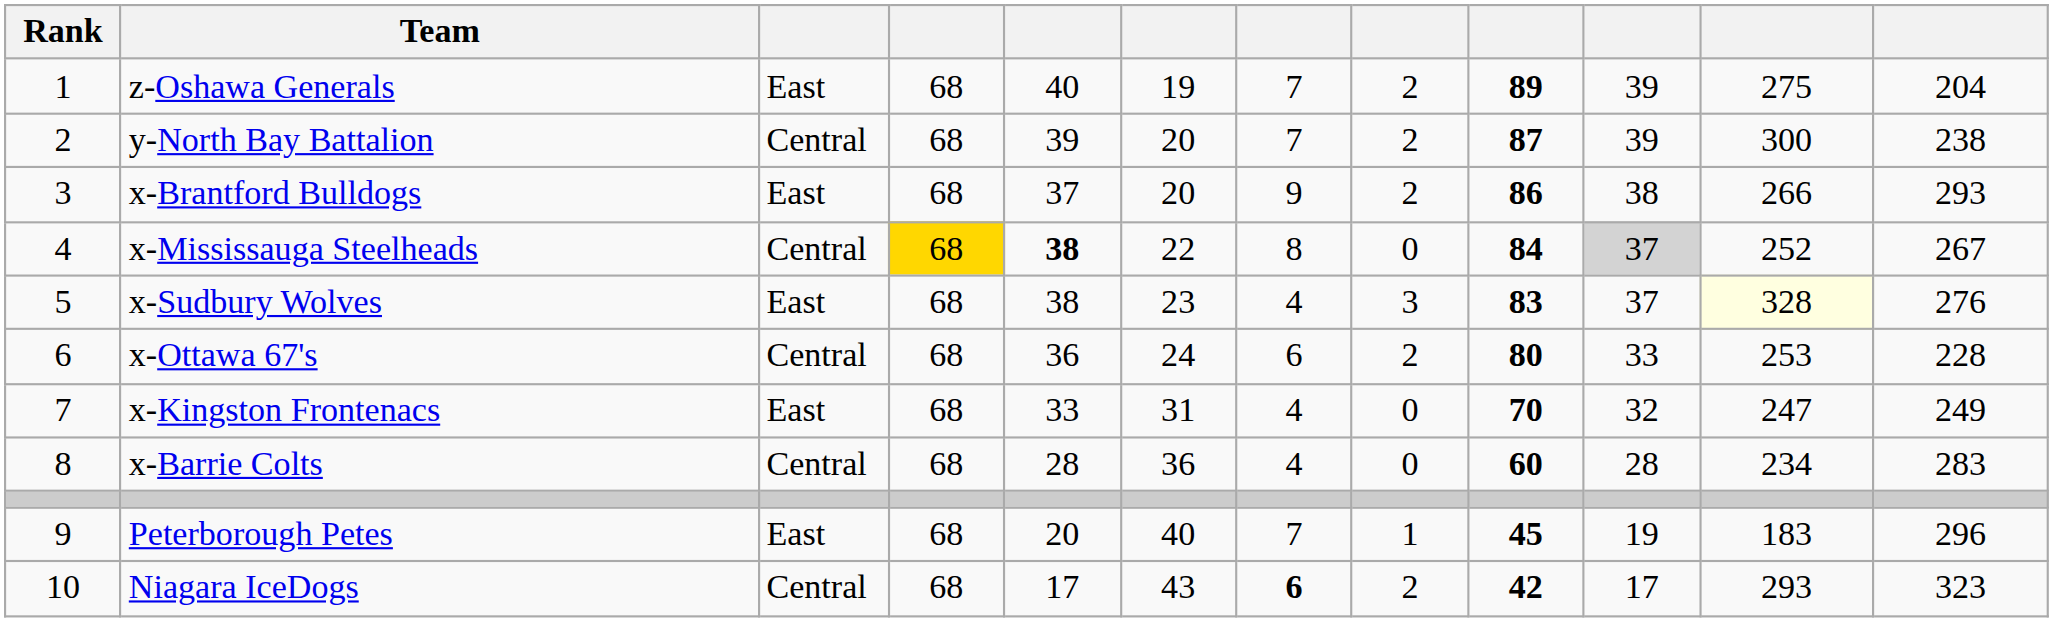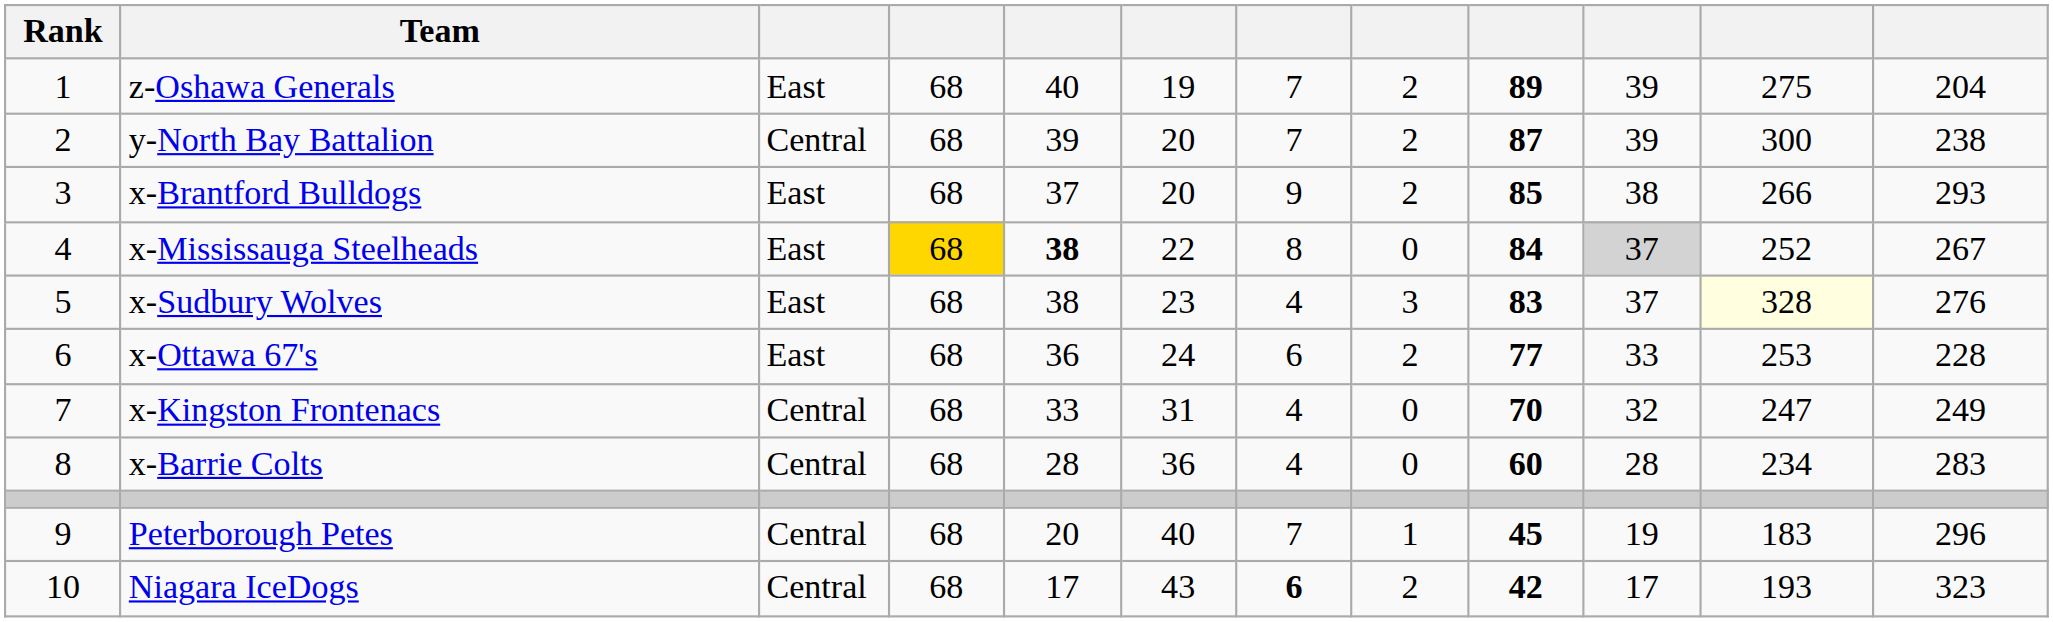(1526, 193) 86 -> (1526, 193) 85
(817, 247) Central -> (796, 247) East
(817, 355) Central -> (796, 355) East
(1526, 355) 80 -> (1526, 355) 77
(796, 409) East -> (817, 409) Central
(796, 533) East -> (817, 533) Central
(1787, 587) 293 -> (1787, 587) 193
